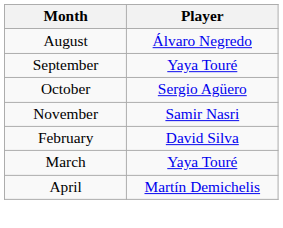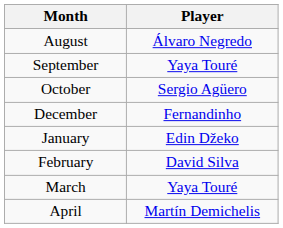- row: (66, 114)
+ row: (66, 114)
+ row: (66, 138)
